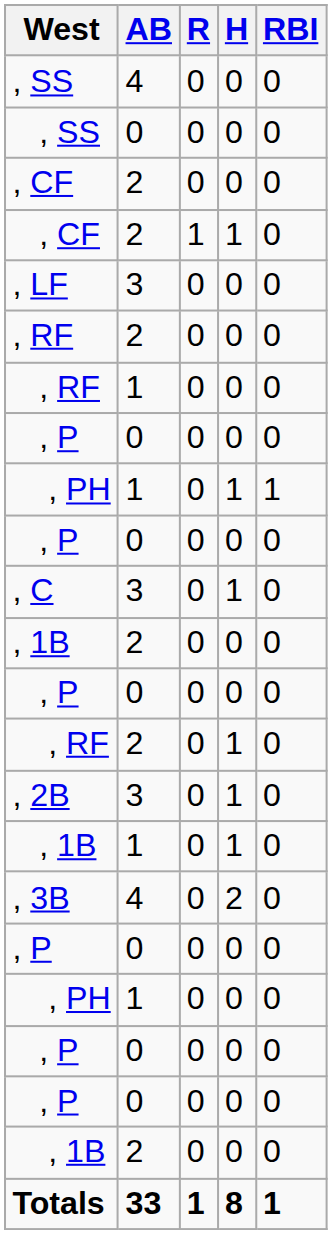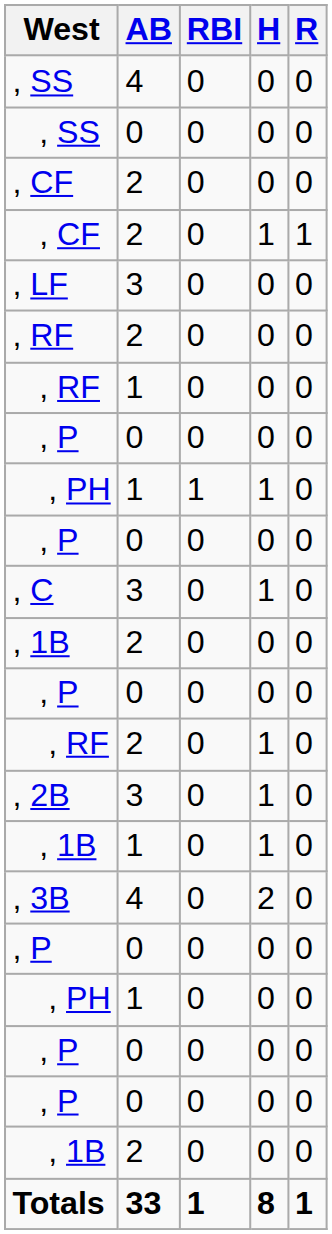columns swapped: (198, 30) <-> (291, 30)
